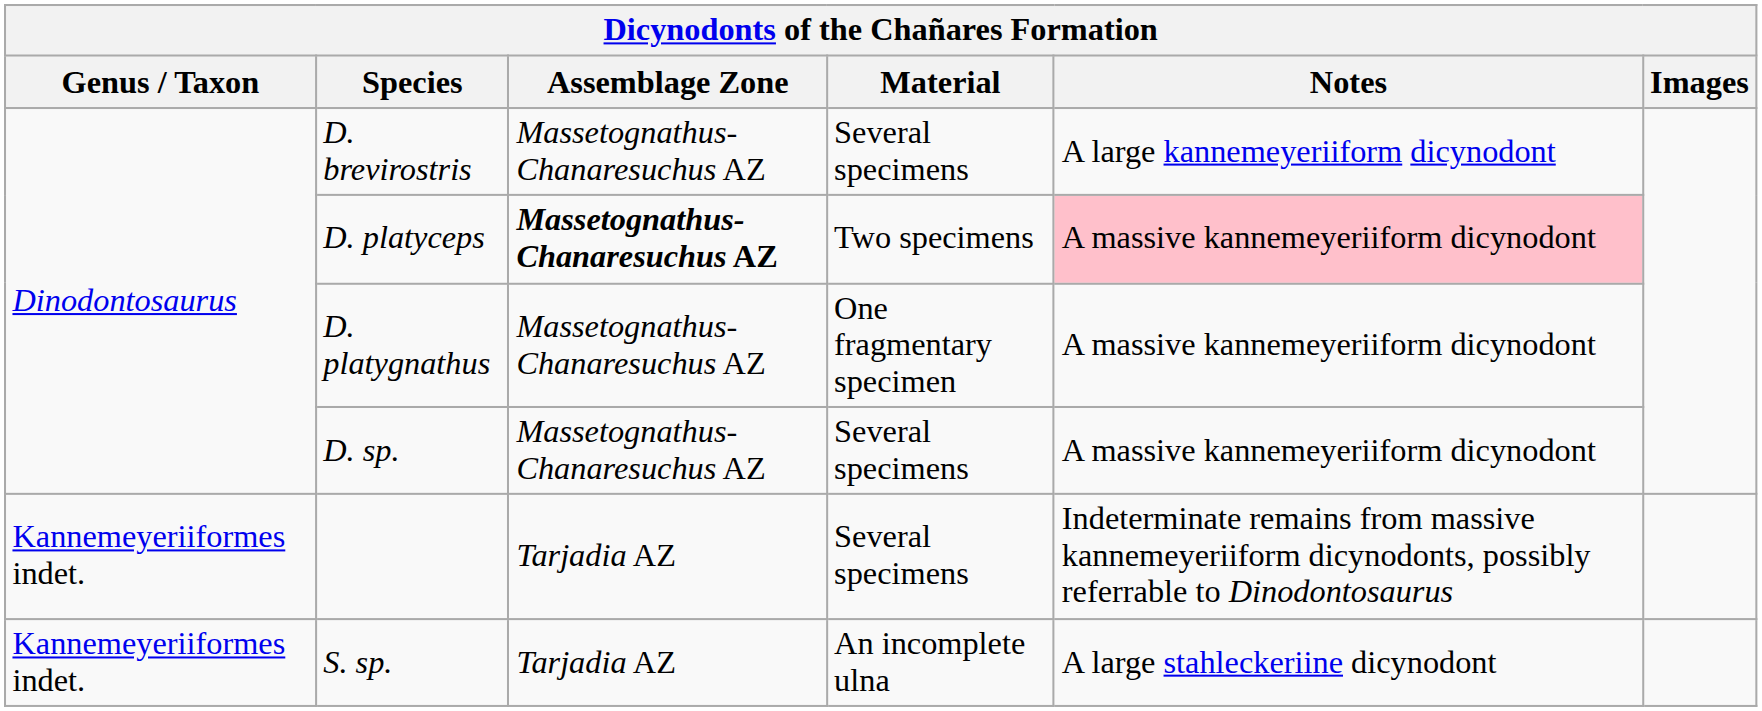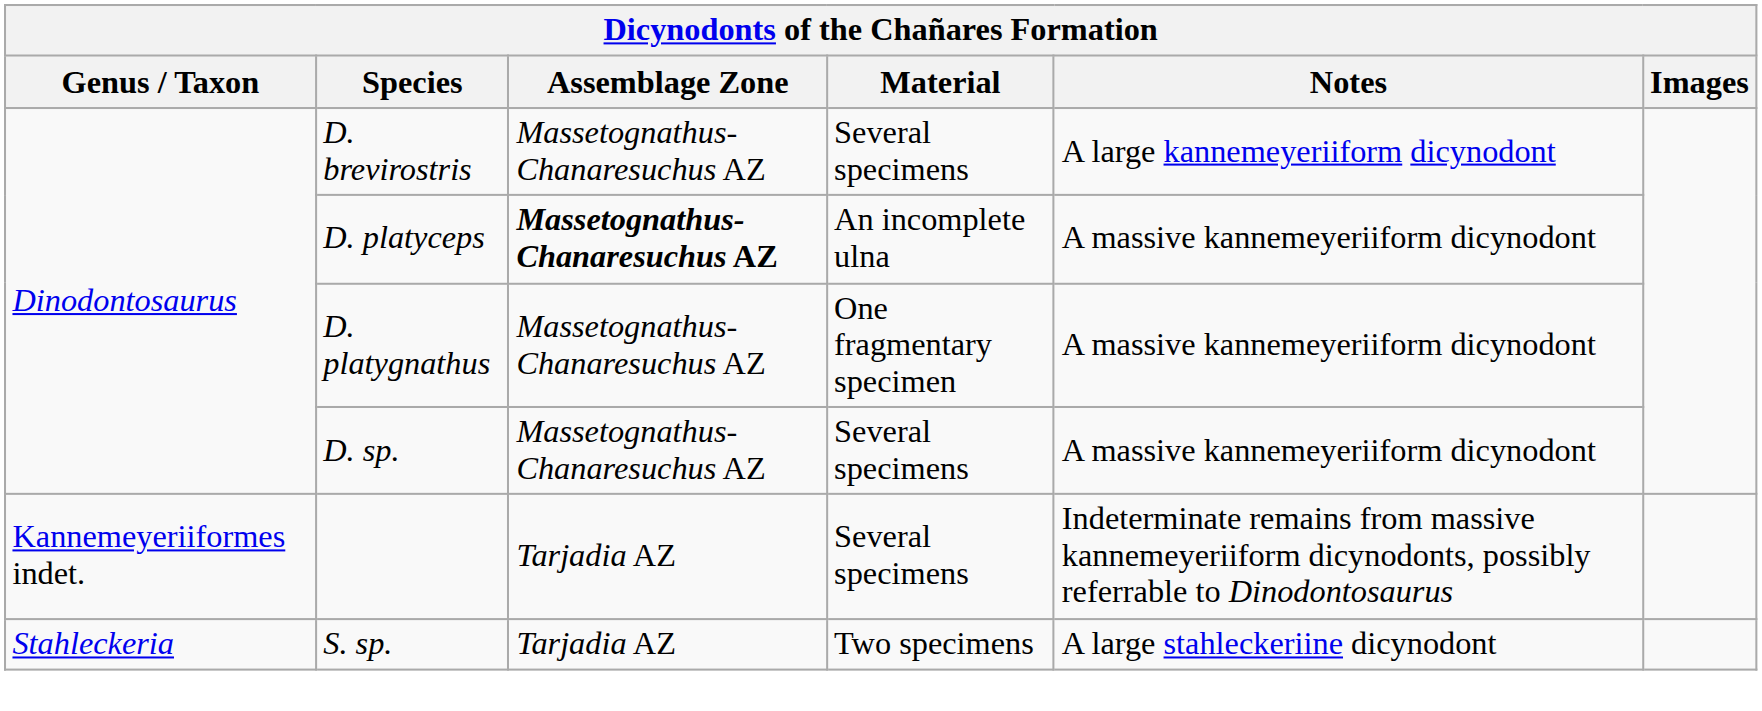(934, 238) Two specimens -> (930, 238) An incomplete ulna
(1329, 238) pink background -> (1329, 238) no background
(149, 661) Kannemeyeriiformes indet. -> (93, 643) Stahleckeria
(930, 661) An incomplete ulna -> (934, 643) Two specimens
